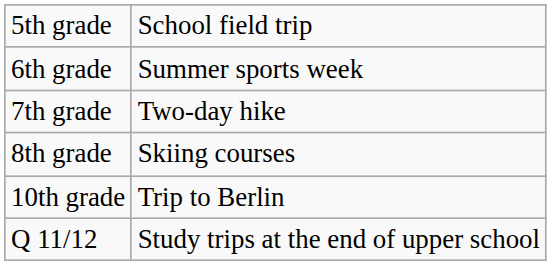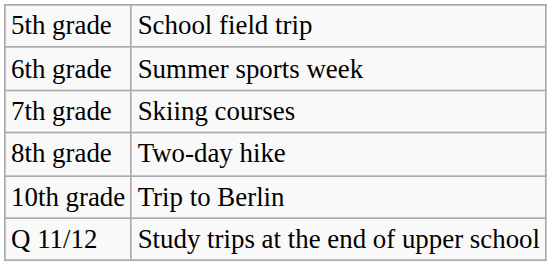(212, 111) Two-day hike -> (216, 111) Skiing courses
(216, 153) Skiing courses -> (212, 153) Two-day hike
